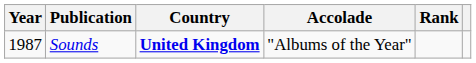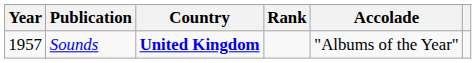columns swapped: (340, 17) <-> (439, 17)
(25, 44) 1987 -> (25, 44) 1957
